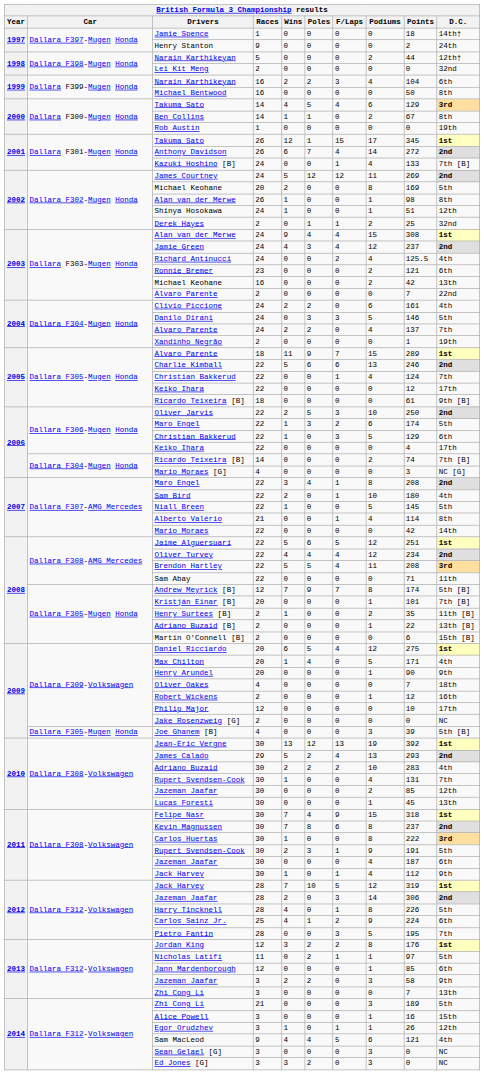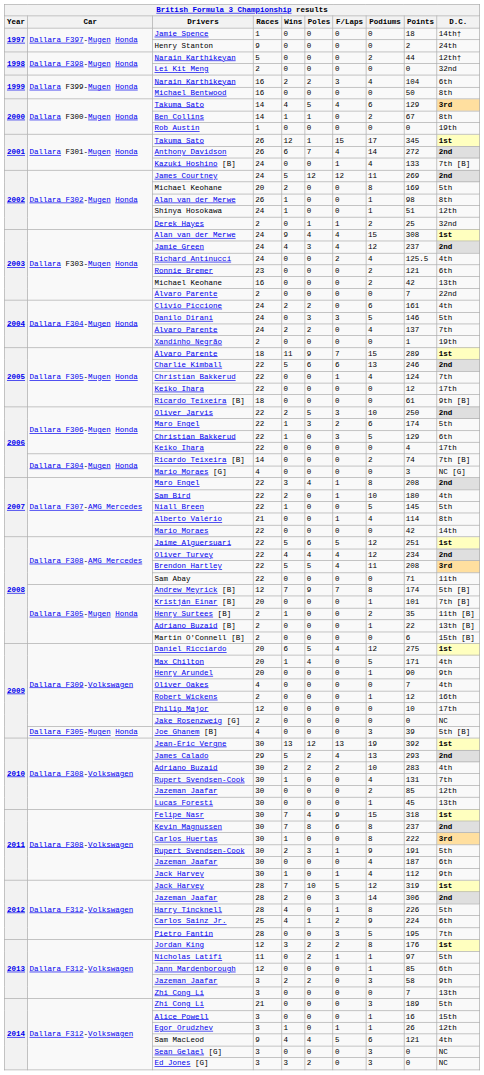(448, 685) 18th -> (446, 685) 4th
